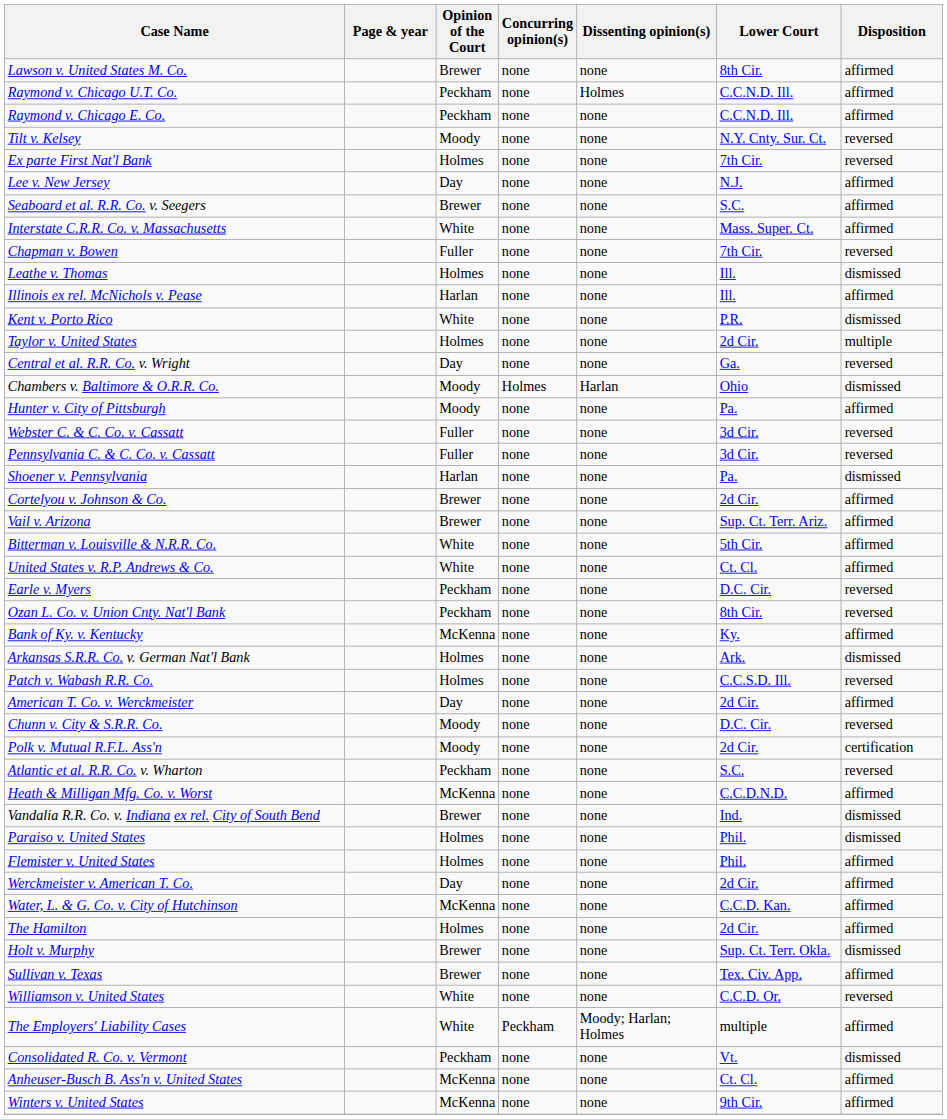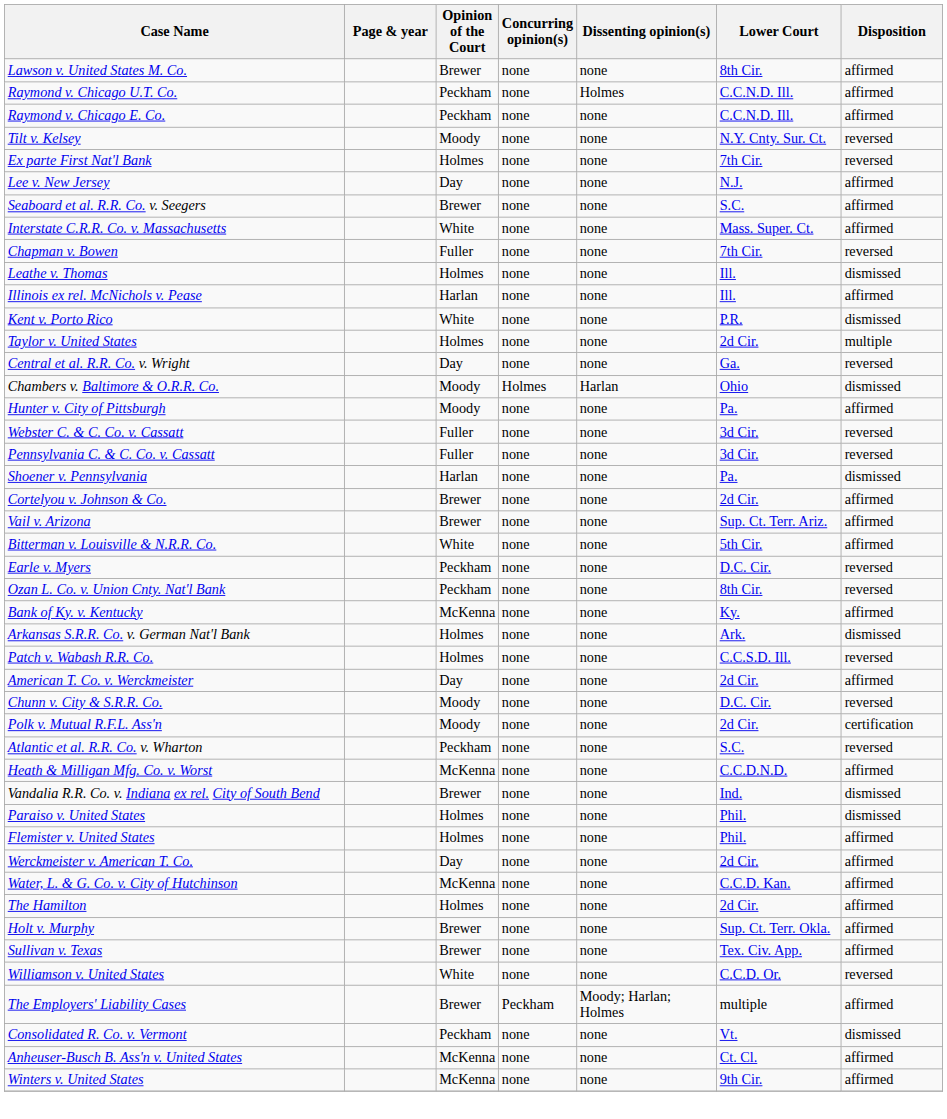- row: (111, 567)
(873, 951) dismissed -> (869, 928) affirmed
(457, 1026) White -> (460, 1004) Brewer
